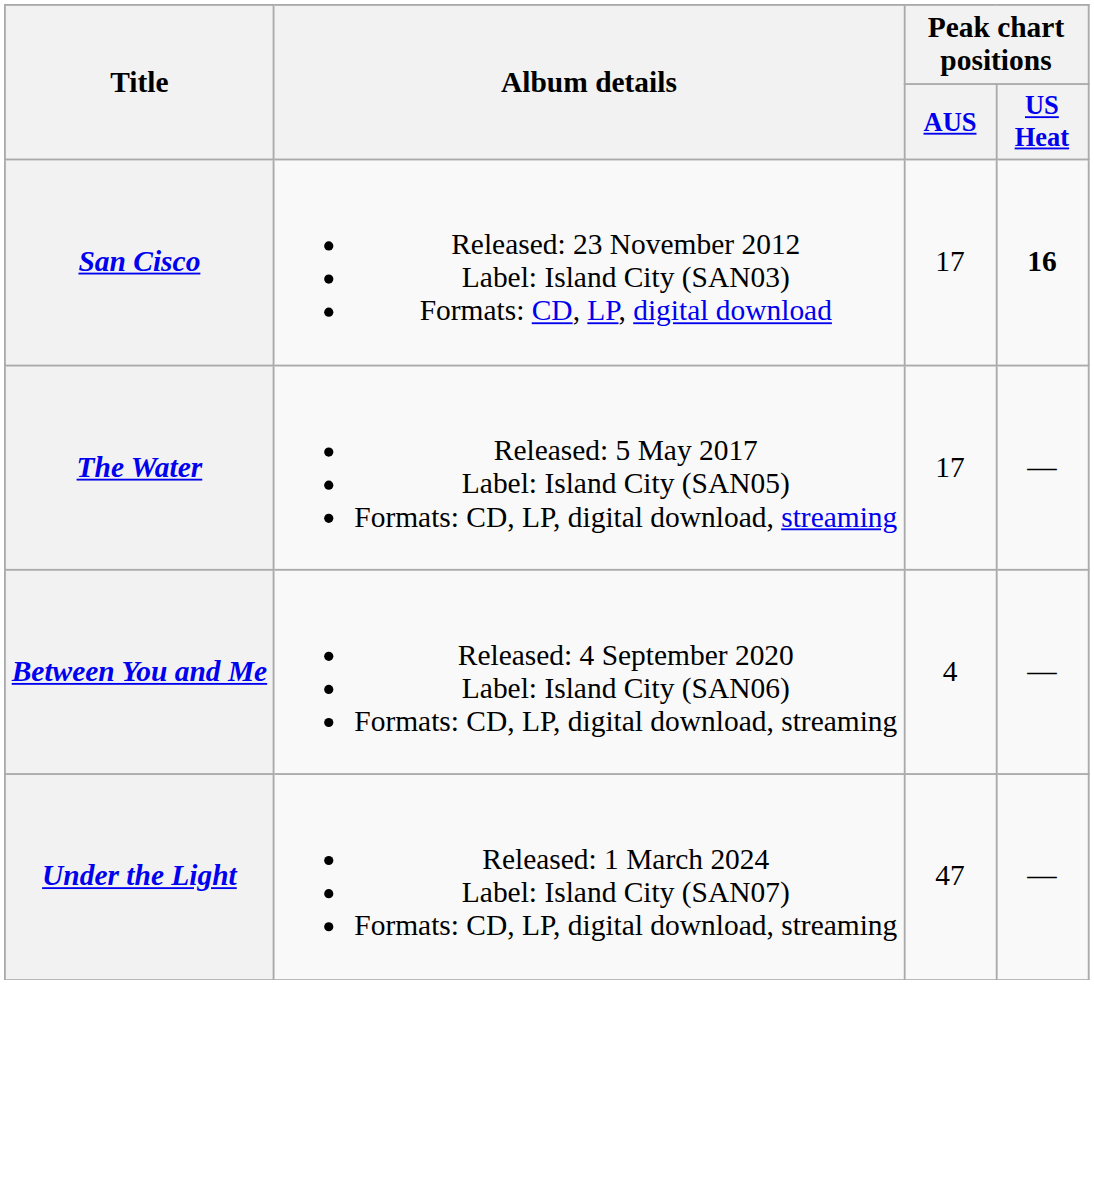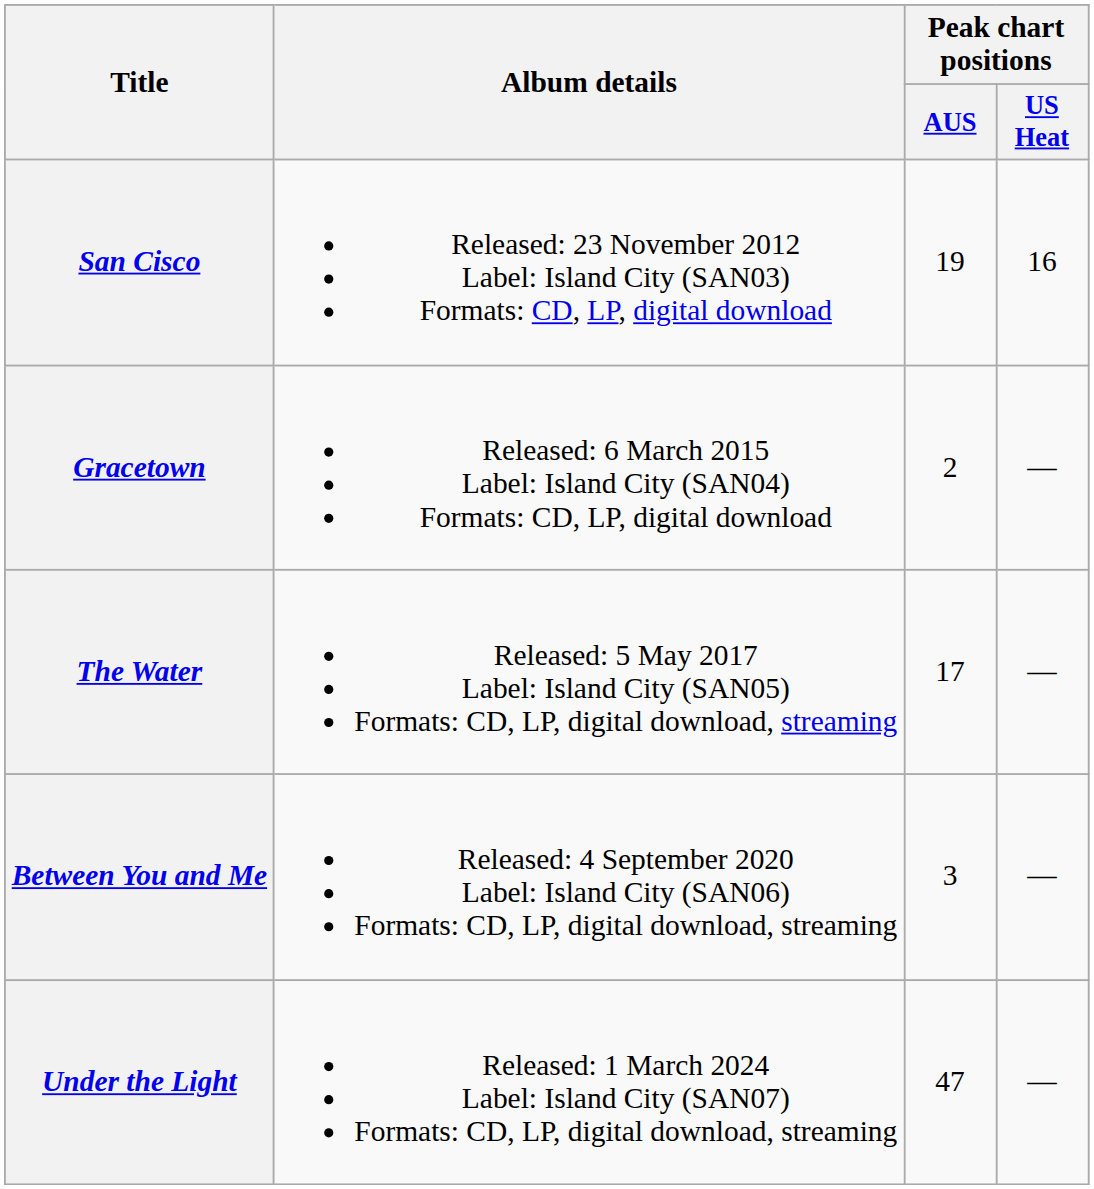(950, 261) 17 -> (950, 261) 19
(1042, 261) bold -> (1042, 261) normal
+ row: (139, 466)
(950, 671) 4 -> (950, 876) 3
